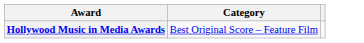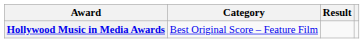+ column: (337, 12)
